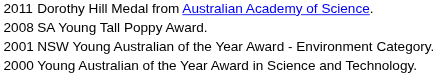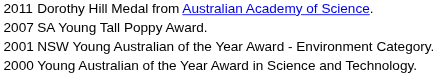(19, 27) 2008 -> (19, 27) 2007
